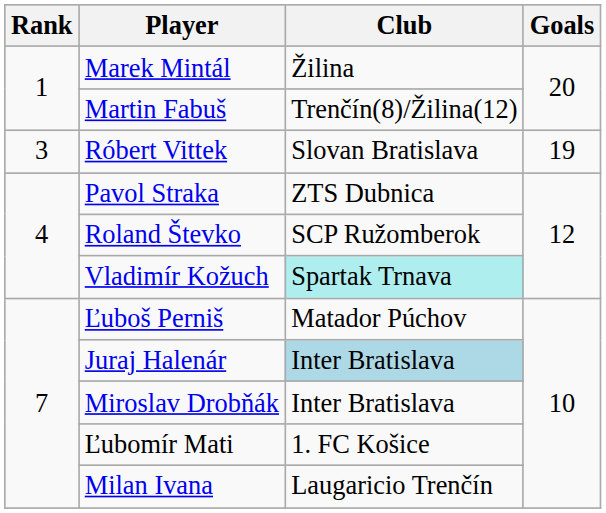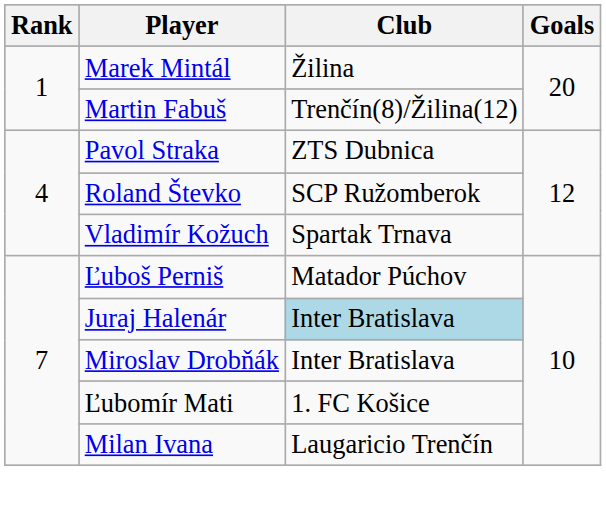- row: (156, 151)
(371, 276) paleturquoise background -> (371, 234) no background
